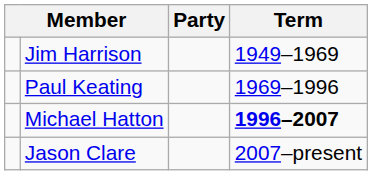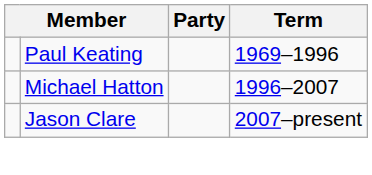- row: (83, 53)
(287, 119) bold -> (287, 86) normal
